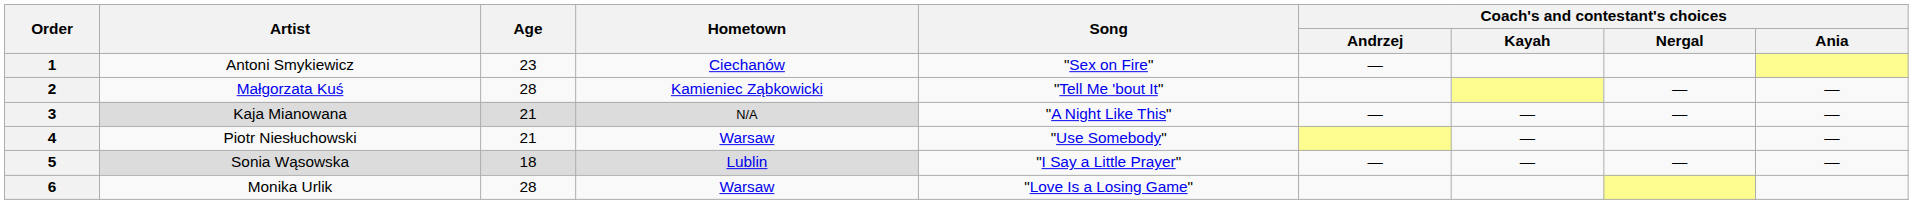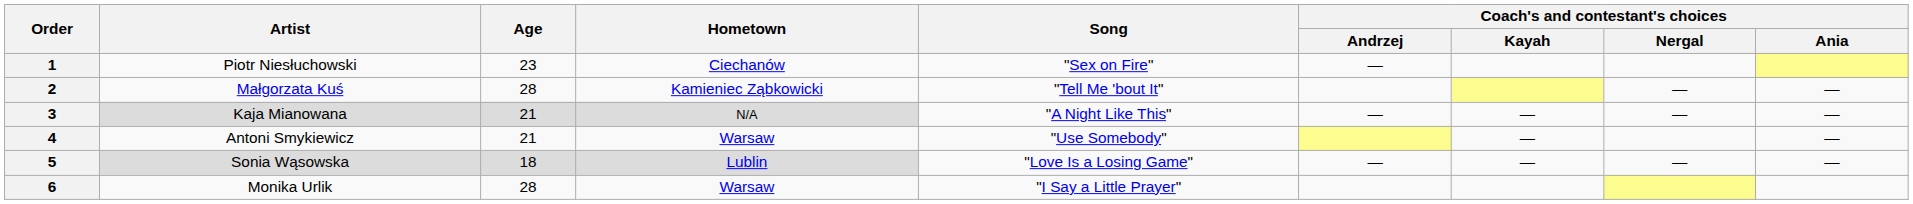(290, 65) Antoni Smykiewicz -> (290, 65) Piotr Niesłuchowski
(290, 138) Piotr Niesłuchowski -> (290, 138) Antoni Smykiewicz
(1109, 162) "I Say a Little Prayer" -> (1109, 162) "Love Is a Losing Game"
(1109, 187) "Love Is a Losing Game" -> (1109, 187) "I Say a Little Prayer"
